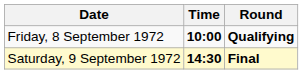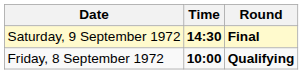rows swapped: (86, 36) <-> (94, 58)
